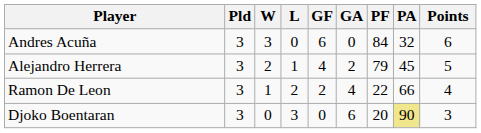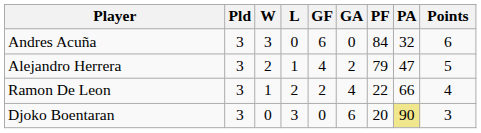(407, 66) 45 -> (407, 66) 47
